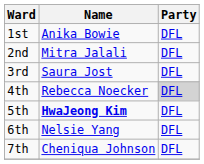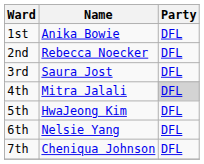(84, 53) Mitra Jalali -> (95, 53) Rebecca Noecker
(95, 91) Rebecca Noecker -> (84, 91) Mitra Jalali
(84, 110) bold -> (84, 110) normal
